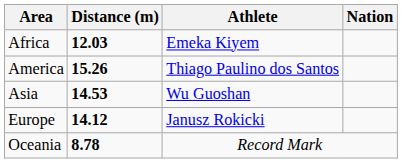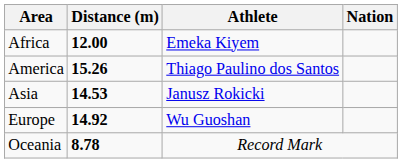(89, 42) 12.03 -> (89, 42) 12.00
(208, 94) Wu Guoshan -> (215, 94) Janusz Rokicki
(89, 119) 14.12 -> (89, 119) 14.92
(215, 119) Janusz Rokicki -> (208, 119) Wu Guoshan
